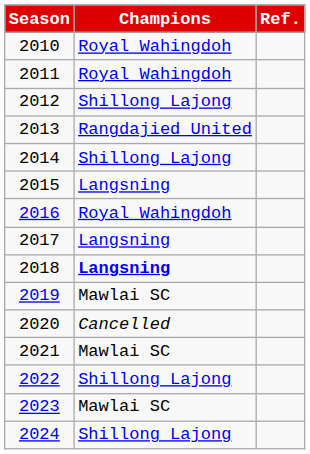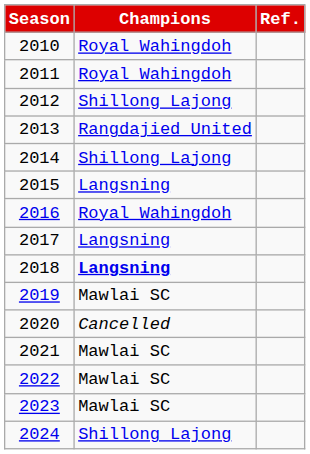(155, 379) Shillong Lajong -> (124, 379) Mawlai SC
